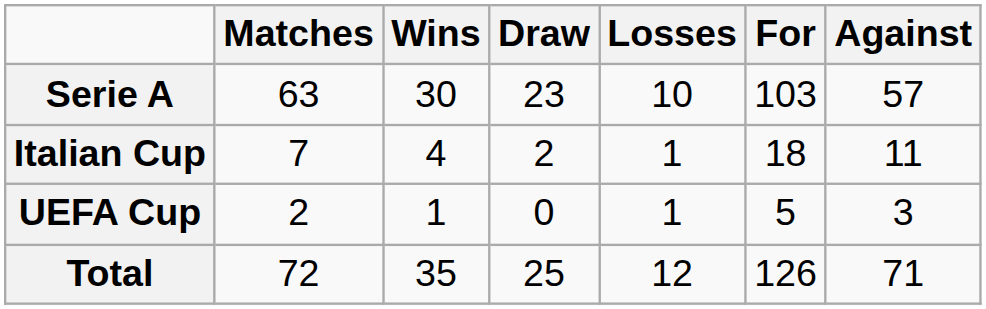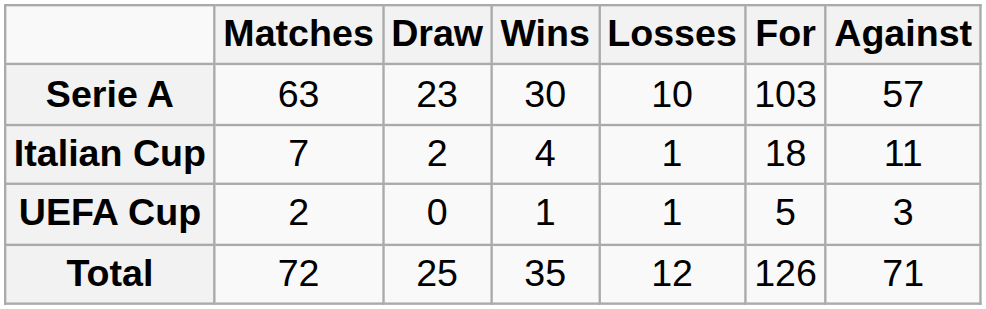columns swapped: (436, 34) <-> (544, 34)
